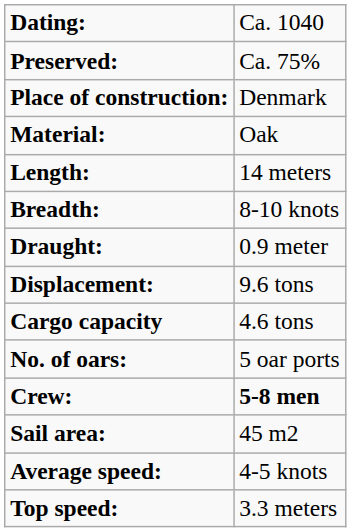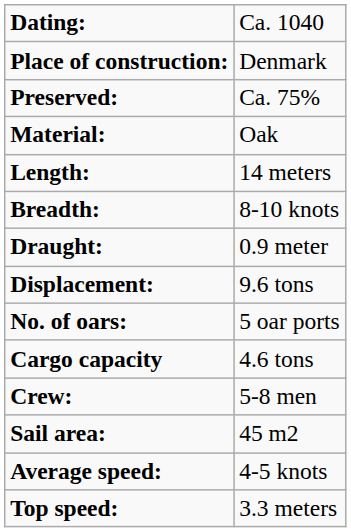rows swapped: (119, 97) <-> (64, 60)
rows swapped: (86, 321) <-> (69, 358)
(279, 396) bold -> (278, 396) normal
